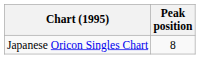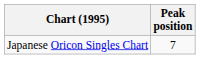(173, 44) 8 -> (173, 44) 7
